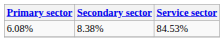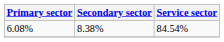(172, 28) 84.53% -> (172, 28) 84.54%
